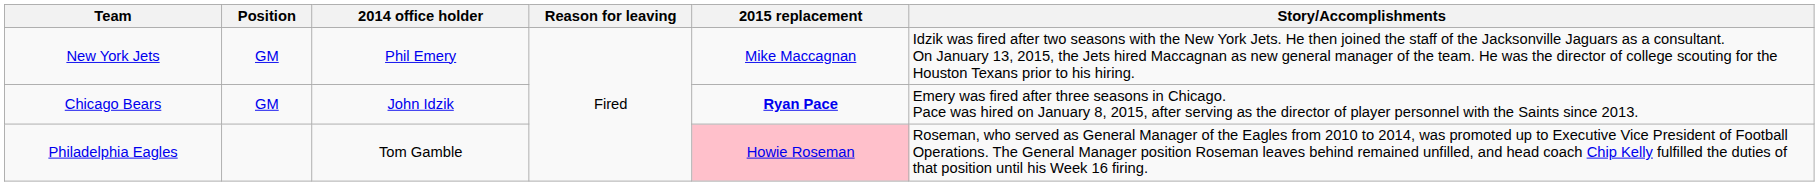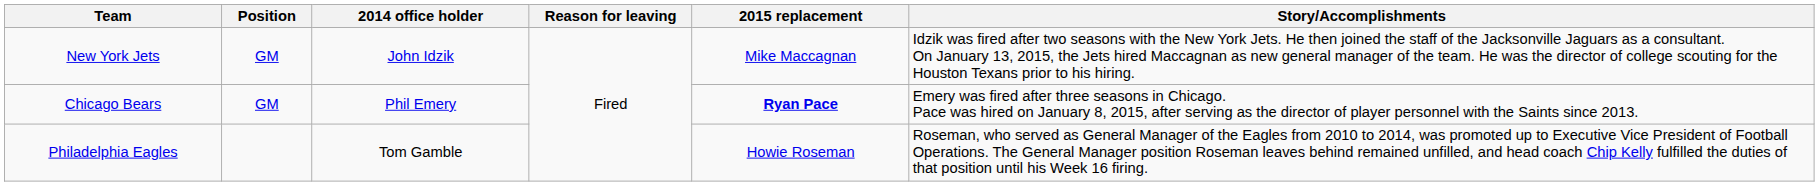(421, 56) Phil Emery -> (421, 56) John Idzik
(421, 104) John Idzik -> (421, 104) Phil Emery
(801, 152) pink background -> (801, 152) no background
